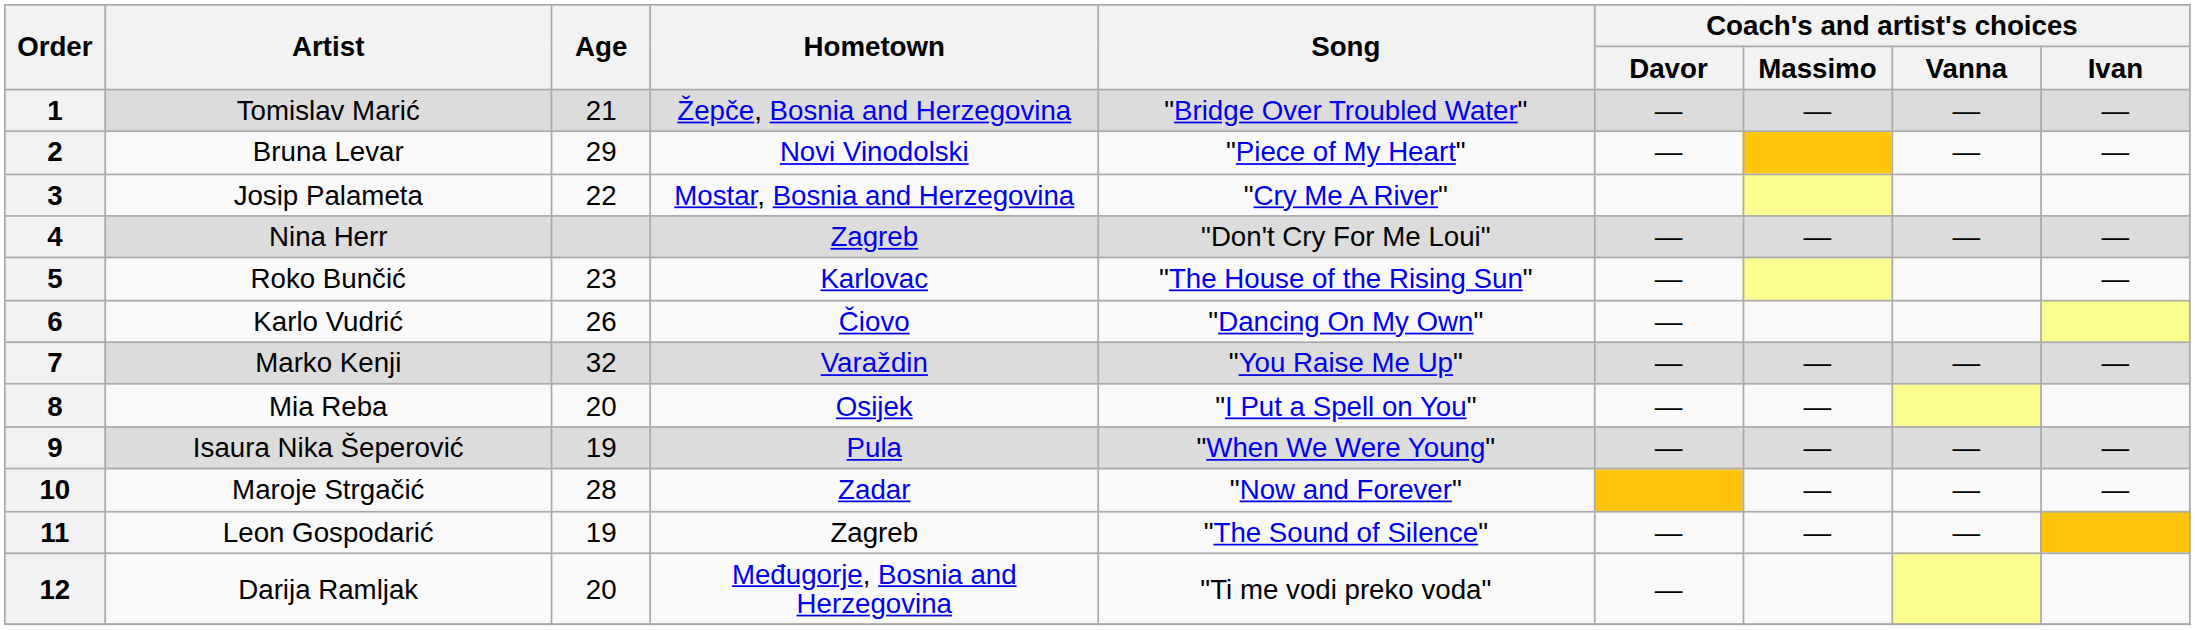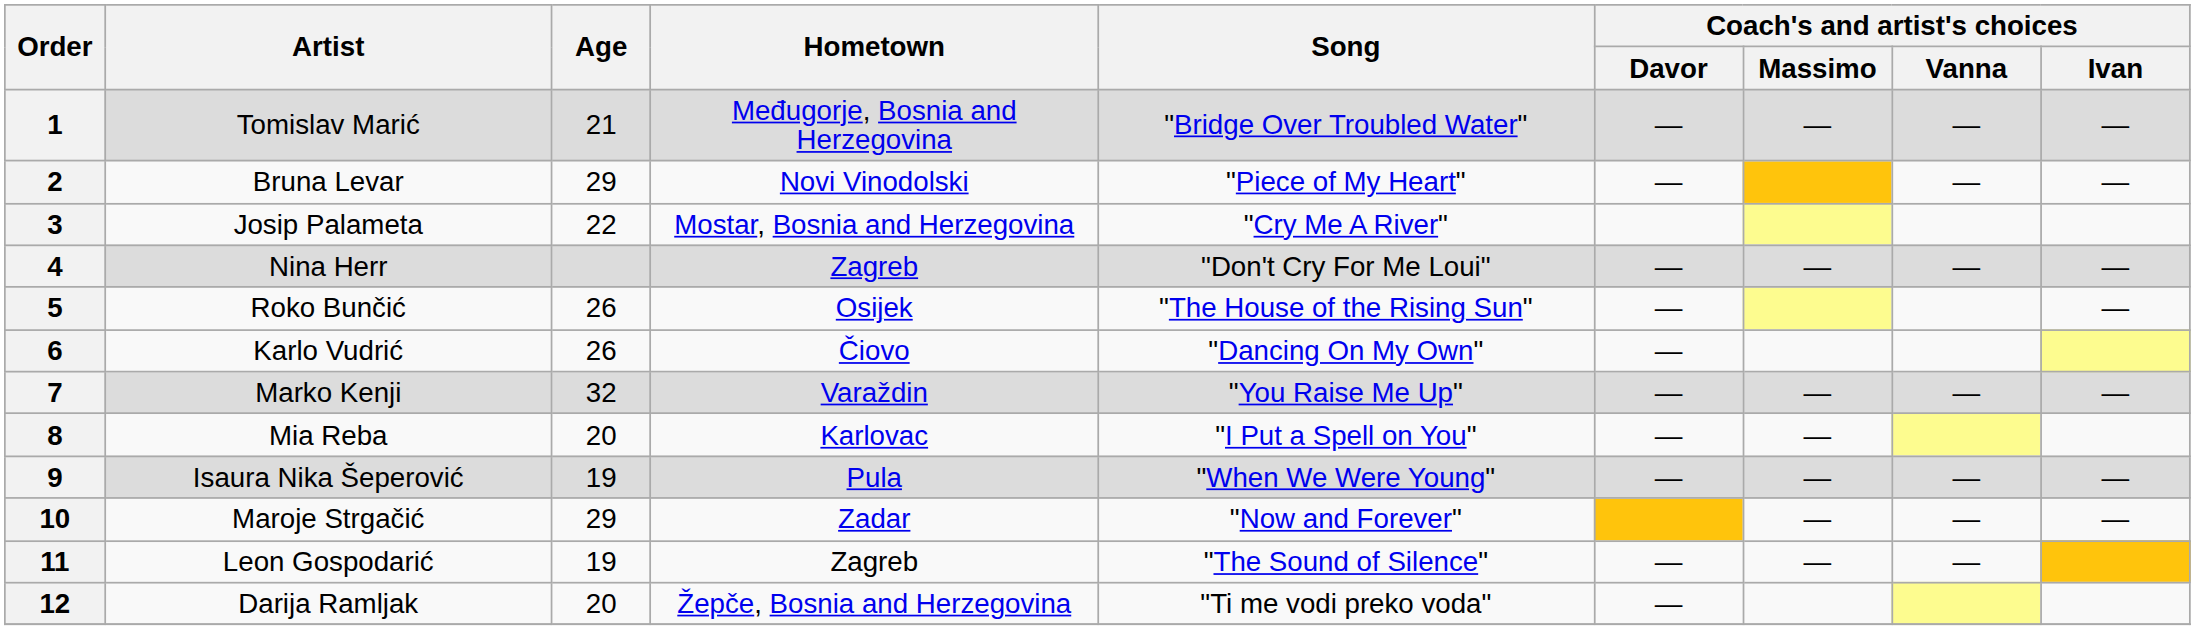(874, 110) Žepče, Bosnia and Herzegovina -> (874, 125) Međugorje, Bosnia and Herzegovina
(601, 279) 23 -> (601, 308) 26
(874, 279) Karlovac -> (874, 308) Osijek
(874, 405) Osijek -> (874, 435) Karlovac
(601, 490) 28 -> (601, 519) 29
(874, 589) Međugorje, Bosnia and Herzegovina -> (874, 604) Žepče, Bosnia and Herzegovina
